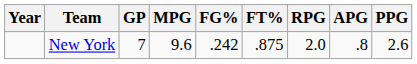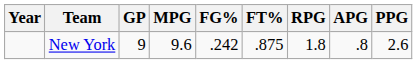(142, 45) 7 -> (142, 45) 9
(315, 45) 2.0 -> (315, 45) 1.8
